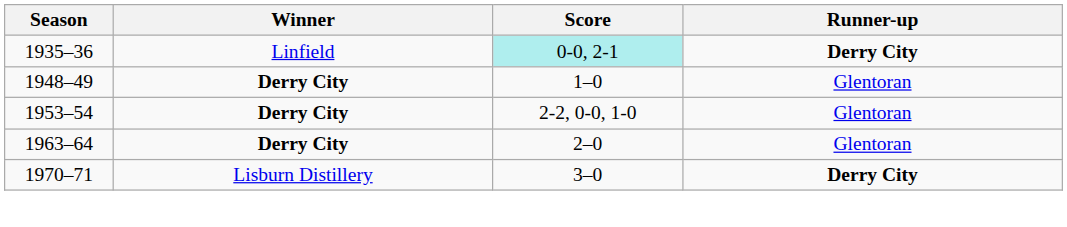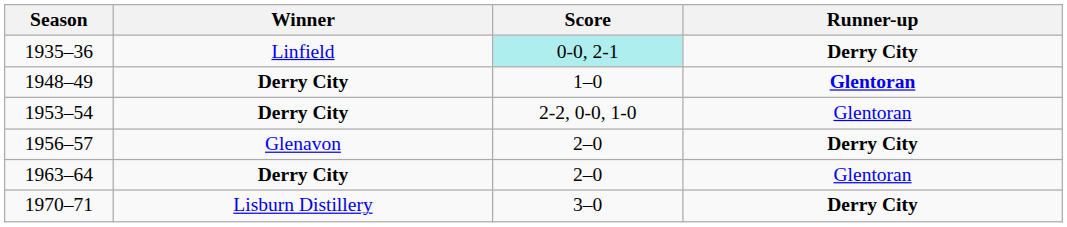(872, 81) normal -> (872, 81) bold
+ row: (59, 143)
